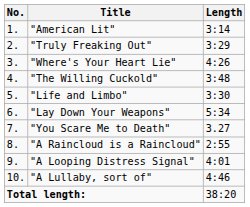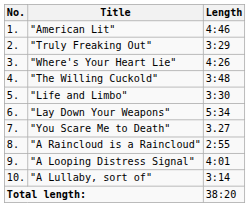(218, 29) 3:14 -> (218, 29) 4:46
(218, 178) 4:46 -> (218, 178) 3:14
